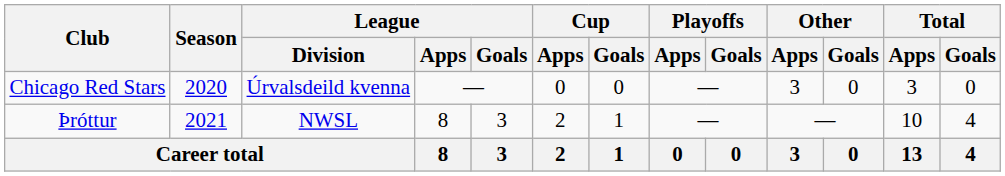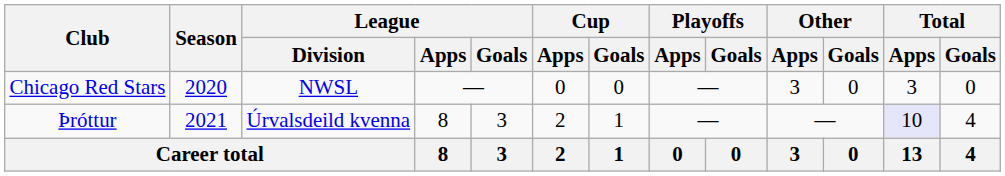(328, 87) Úrvalsdeild kvenna -> (328, 87) NWSL
(328, 120) NWSL -> (328, 120) Úrvalsdeild kvenna
(912, 120) no background -> (912, 120) lavender background
